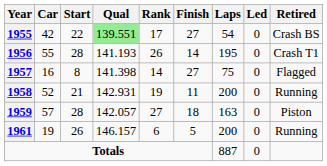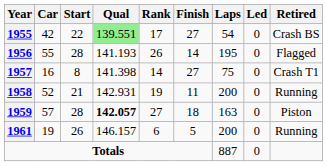(296, 53) Crash T1 -> (296, 53) Flagged
(296, 72) Flagged -> (296, 72) Crash T1
(116, 111) normal -> (116, 111) bold
